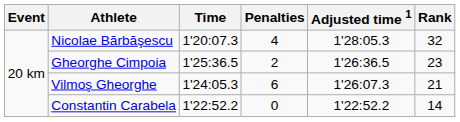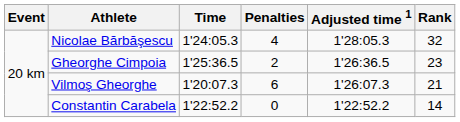(210, 41) 1'20:07.3 -> (210, 41) 1'24:05.3
(210, 84) 1'24:05.3 -> (210, 84) 1'20:07.3
